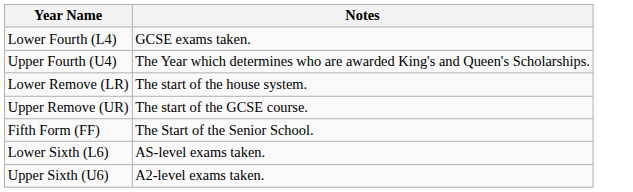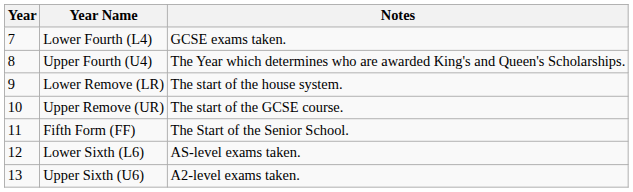+ column: (22, 15)
